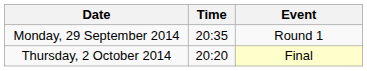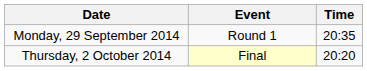columns swapped: (212, 14) <-> (299, 14)
